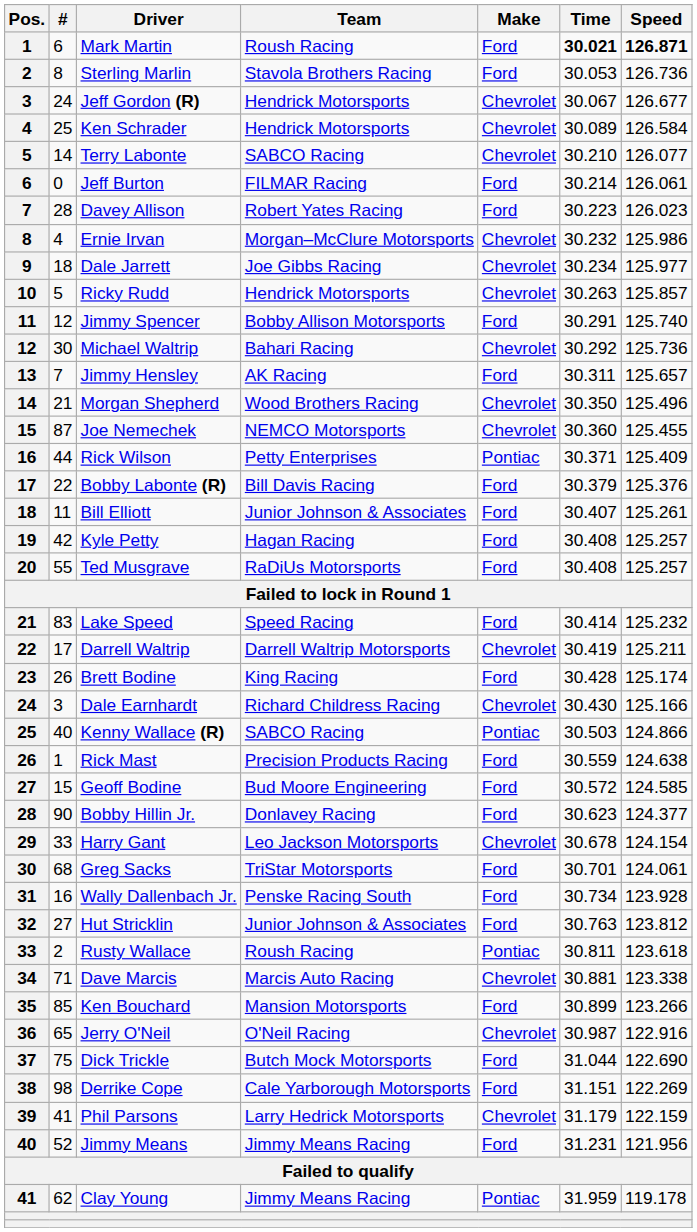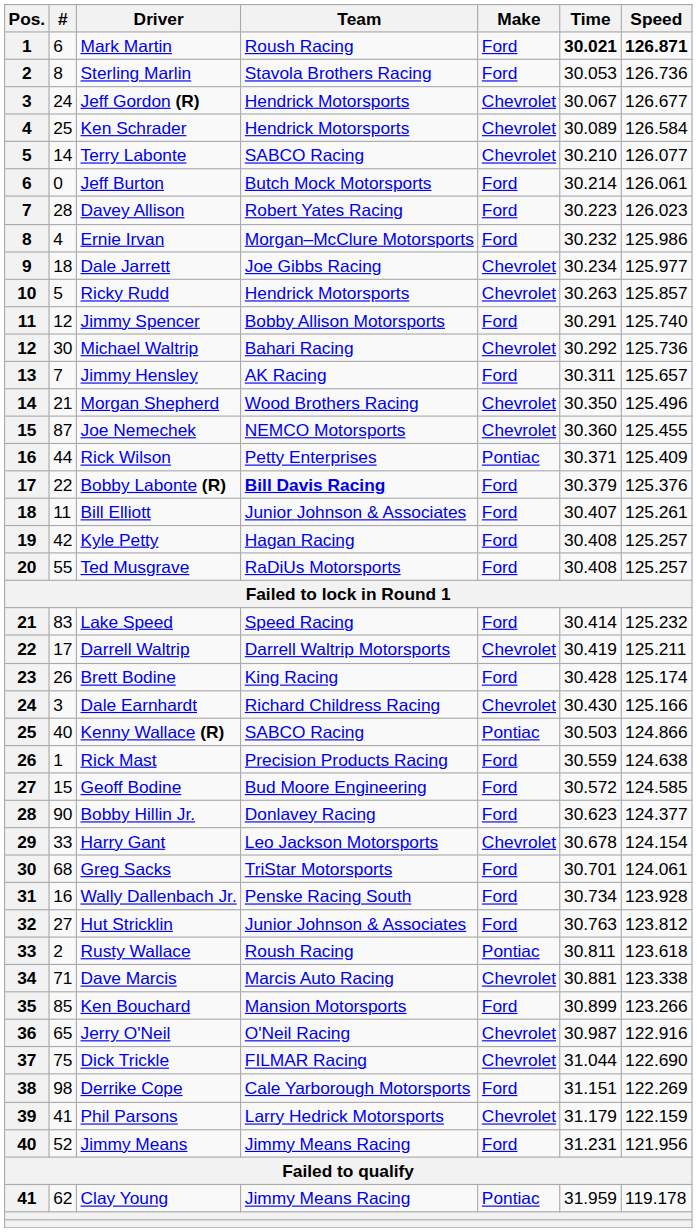(306, 183) FILMAR Racing -> (338, 183) Butch Mock Motorsports
(519, 238) Chevrolet -> (500, 238) Ford
(310, 485) normal -> (315, 485) bold
(338, 1061) Butch Mock Motorsports -> (306, 1061) FILMAR Racing
(500, 1061) Ford -> (519, 1061) Chevrolet
